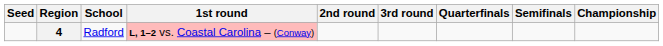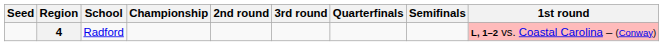columns swapped: (222, 14) <-> (617, 14)
